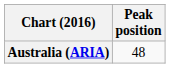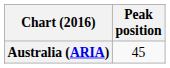(138, 52) 48 -> (138, 52) 45
